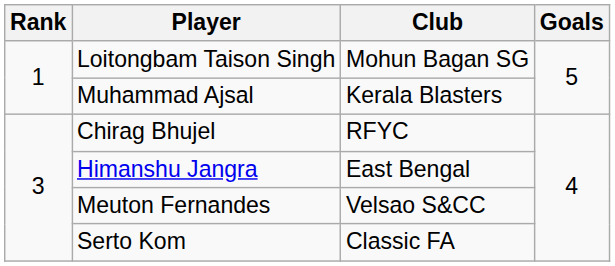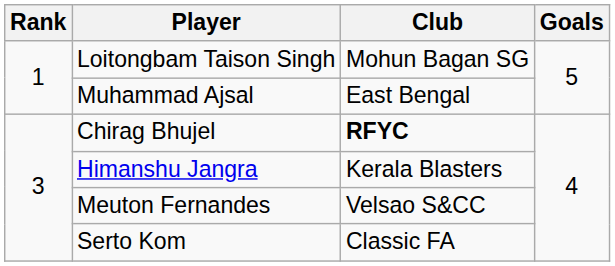(424, 95) Kerala Blasters -> (408, 95) East Bengal
(377, 132) normal -> (377, 132) bold
(408, 168) East Bengal -> (424, 168) Kerala Blasters
